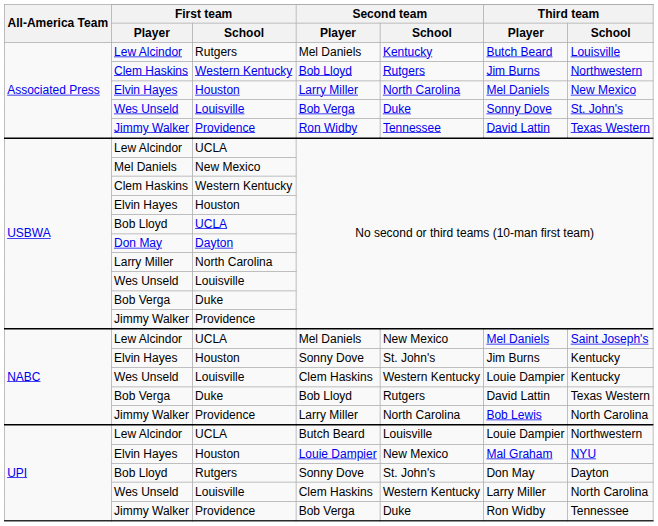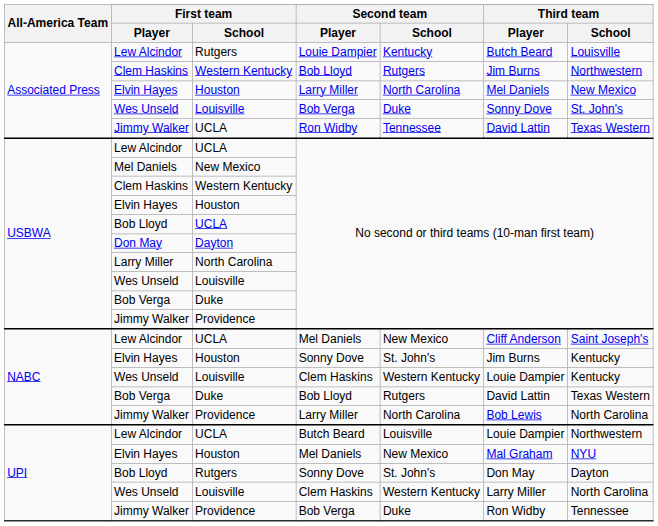(330, 52) Mel Daniels -> (338, 52) Louie Dampier
(225, 128) Providence -> (211, 128) UCLA
(518, 339) Mel Daniels -> (524, 339) Cliff Anderson
(338, 453) Louie Dampier -> (330, 453) Mel Daniels
